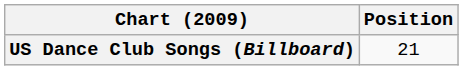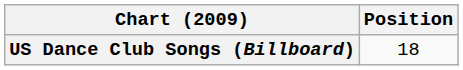(408, 50) 21 -> (408, 50) 18
